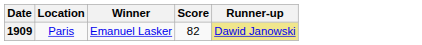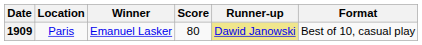+ column: (358, 13)
(193, 31) 82 -> (193, 31) 80
